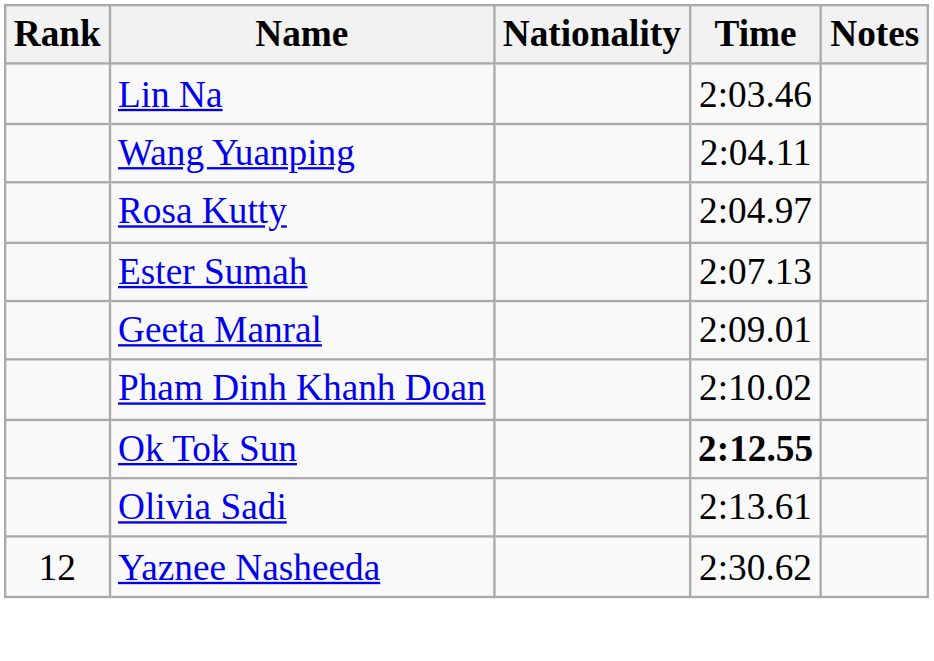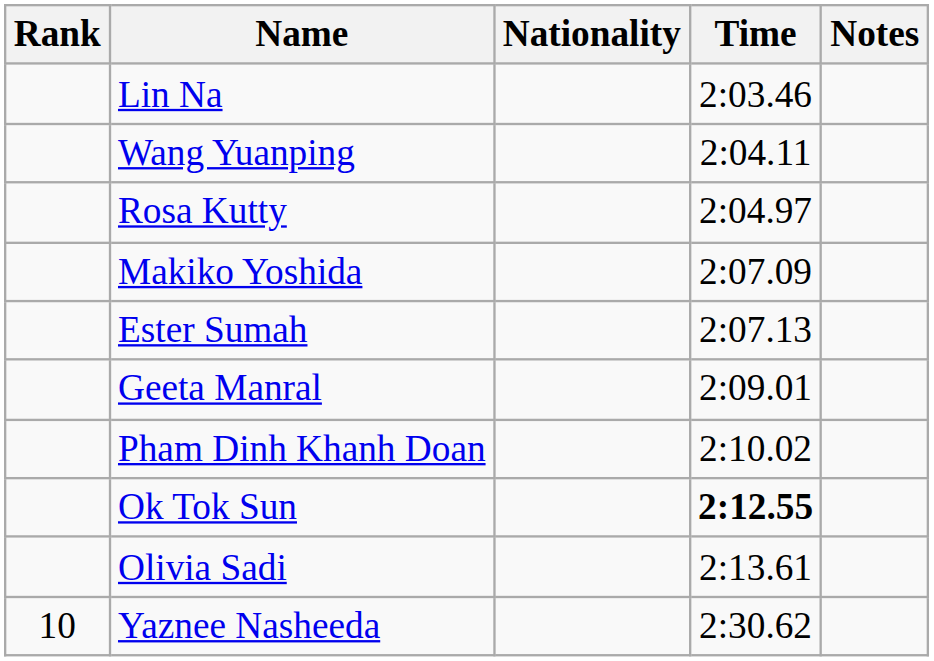+ row: (240, 270)
(57, 566) 12 -> (57, 625) 10
